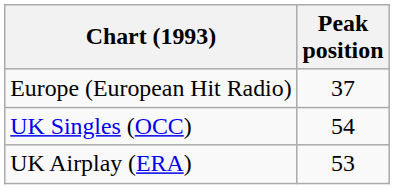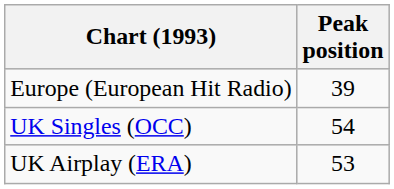(343, 88) 37 -> (343, 88) 39
